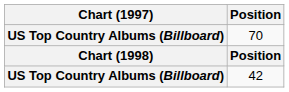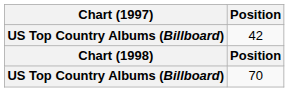rows swapped: (256, 35) <-> (256, 76)
